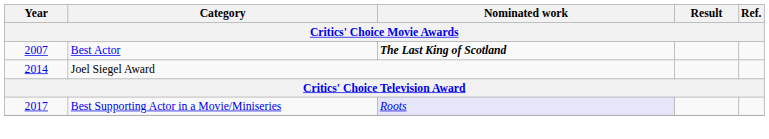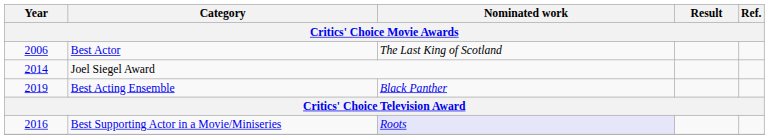(36, 50) 2007 -> (36, 50) 2006
(443, 50) bold -> (441, 50) normal
+ row: (123, 87)
(36, 106) 2017 -> (36, 124) 2016
